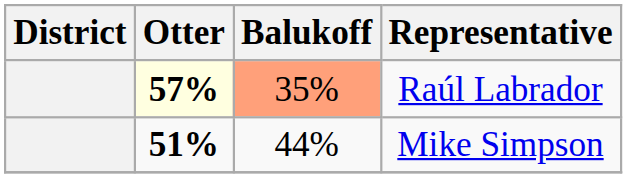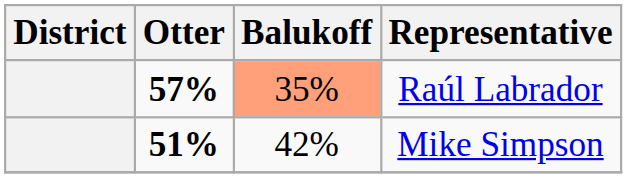(184, 88) lightyellow background -> (184, 88) no background
(307, 144) 44% -> (307, 144) 42%
